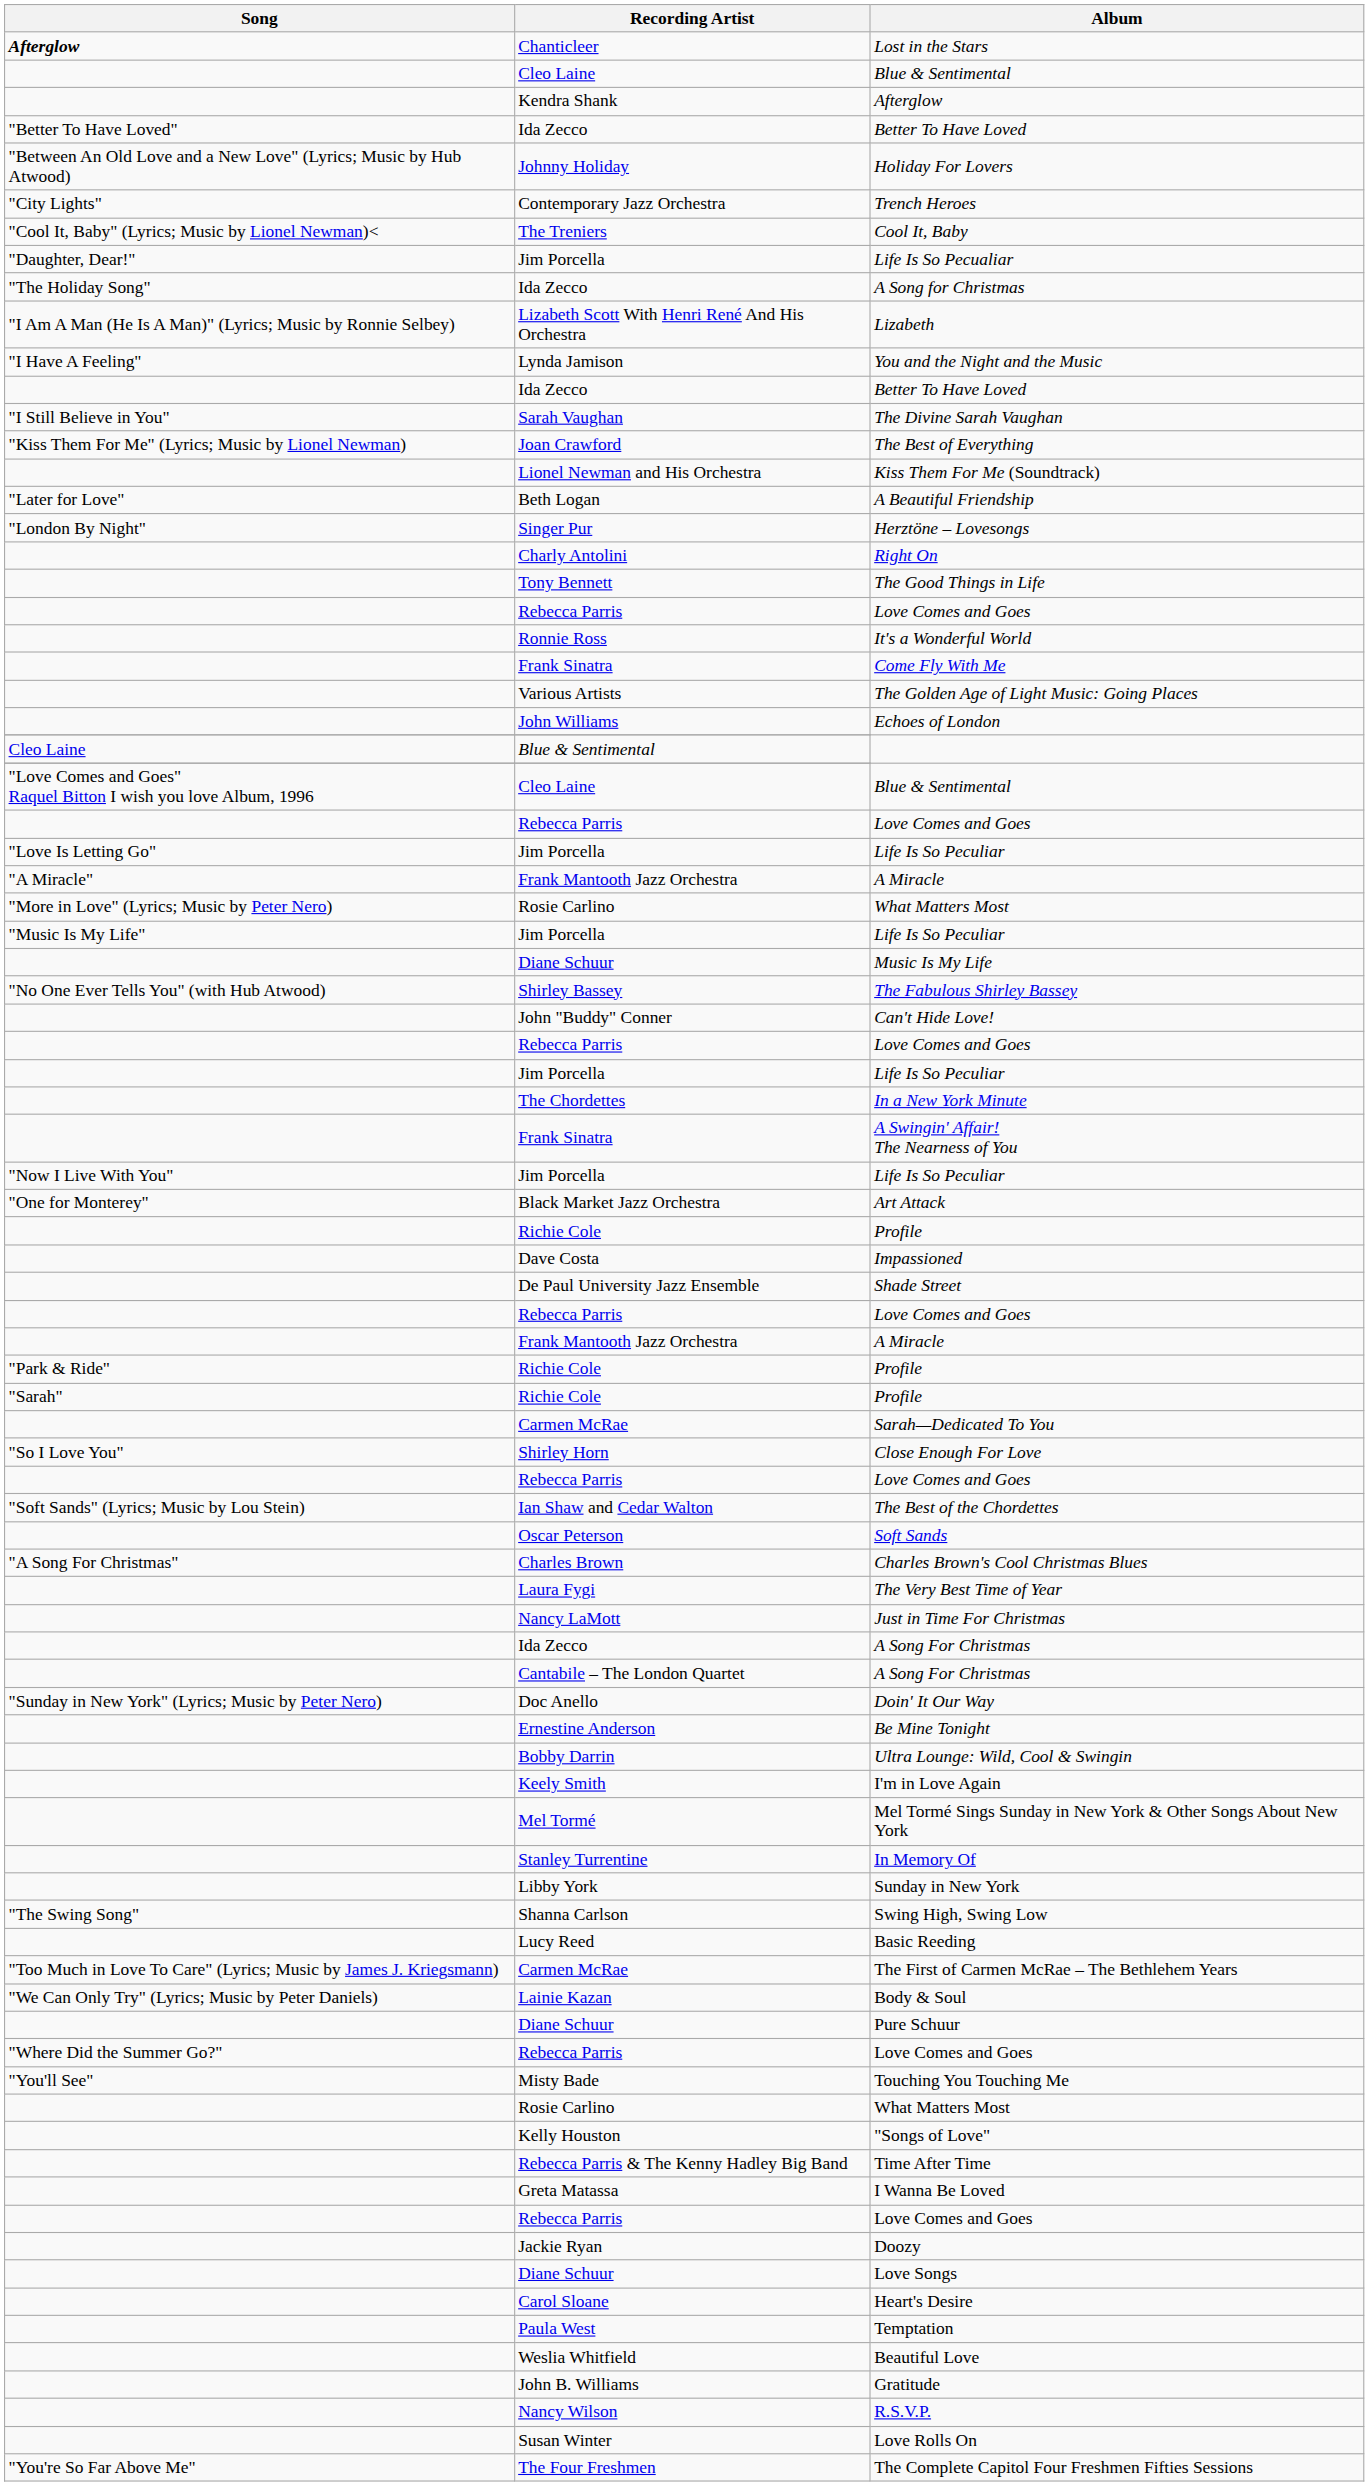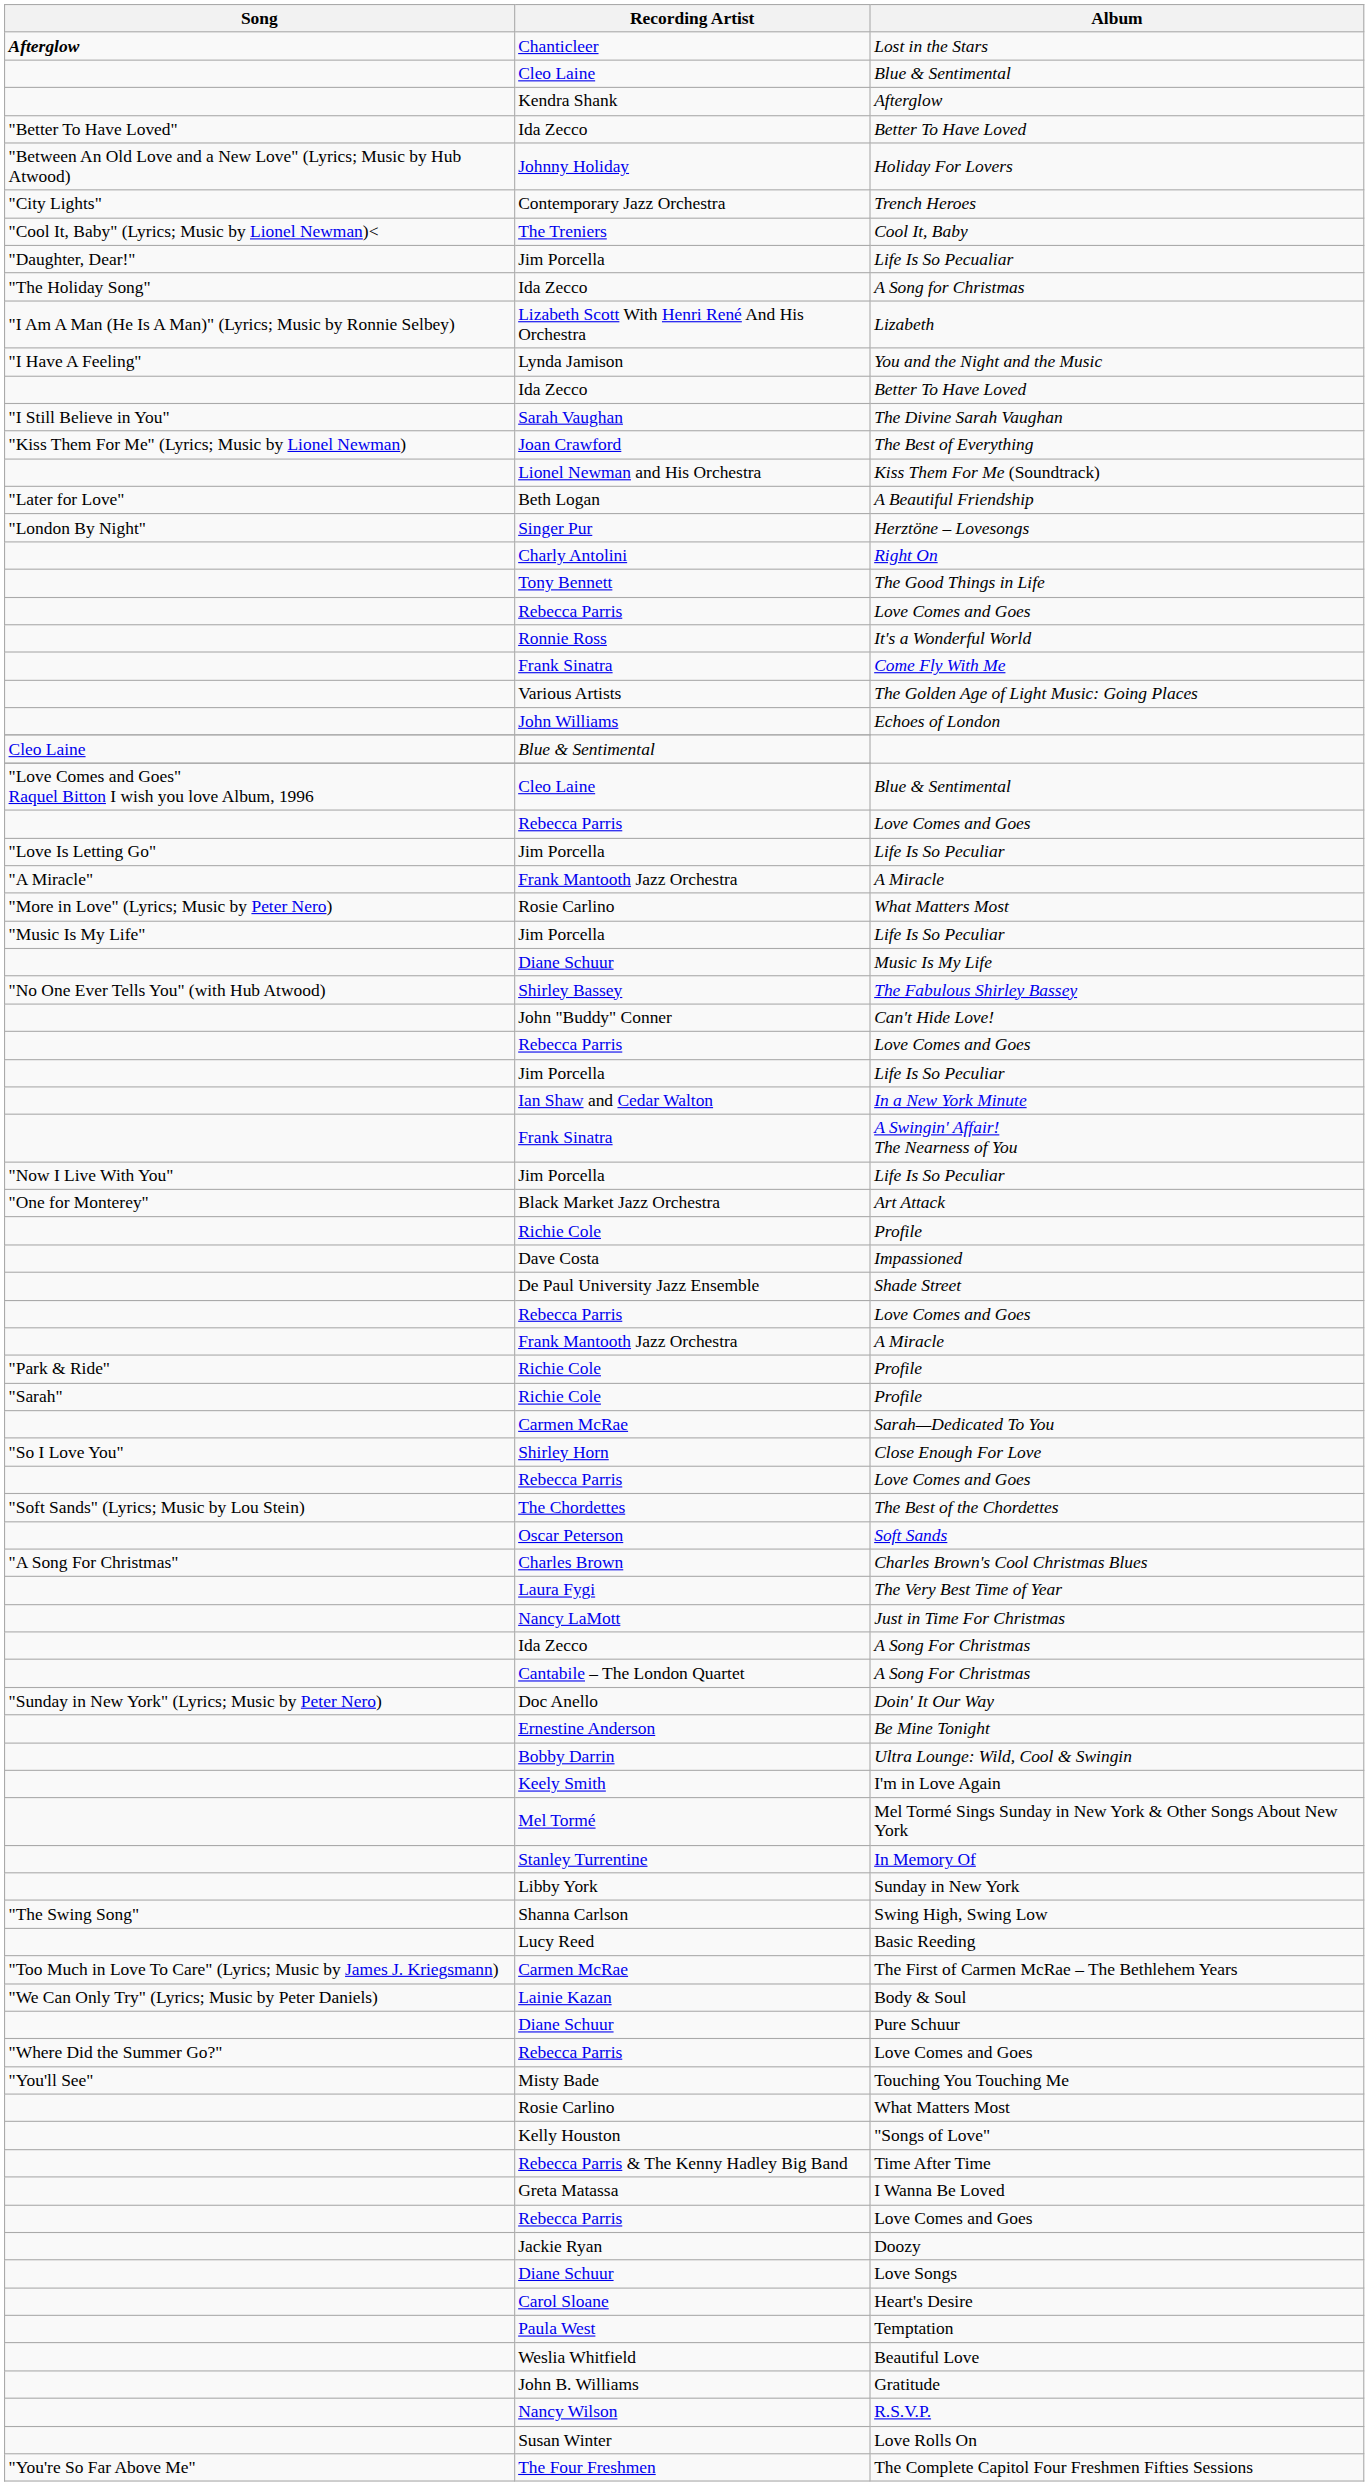(572, 1100) The Chordettes -> (616, 1100) Ian Shaw and Cedar Walton
(616, 1507) Ian Shaw and Cedar Walton -> (572, 1507) The Chordettes
